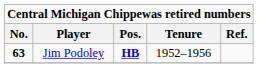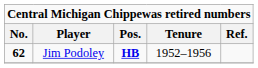(19, 53) 63 -> (19, 53) 62
